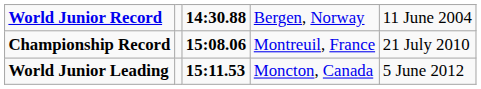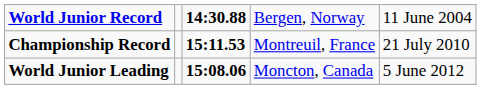(216, 44) 15:08.06 -> (215, 44) 15:11.53
(215, 71) 15:11.53 -> (216, 71) 15:08.06
